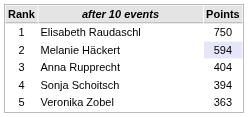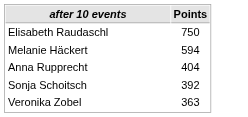- column: (21, 14)
(223, 50) lavender background -> (190, 50) no background
(223, 85) 394 -> (190, 85) 392
